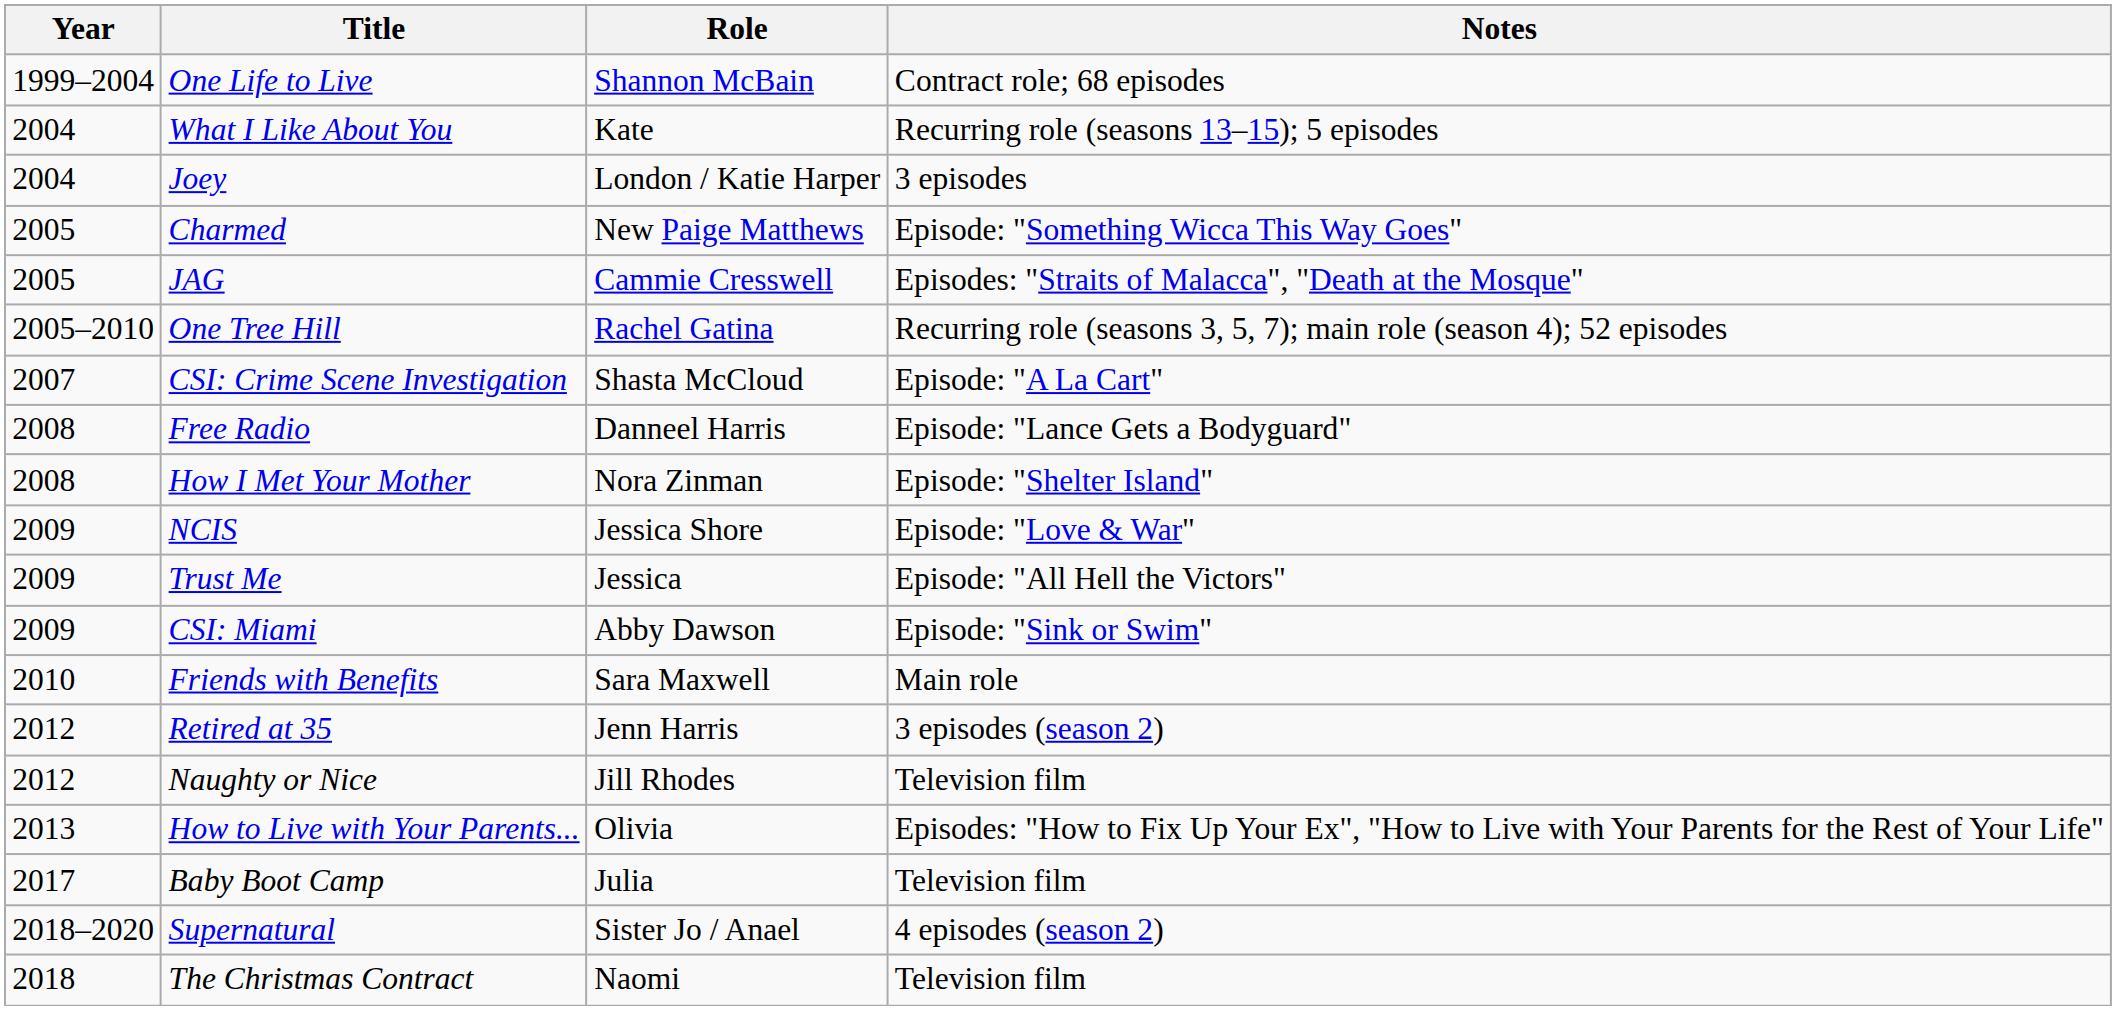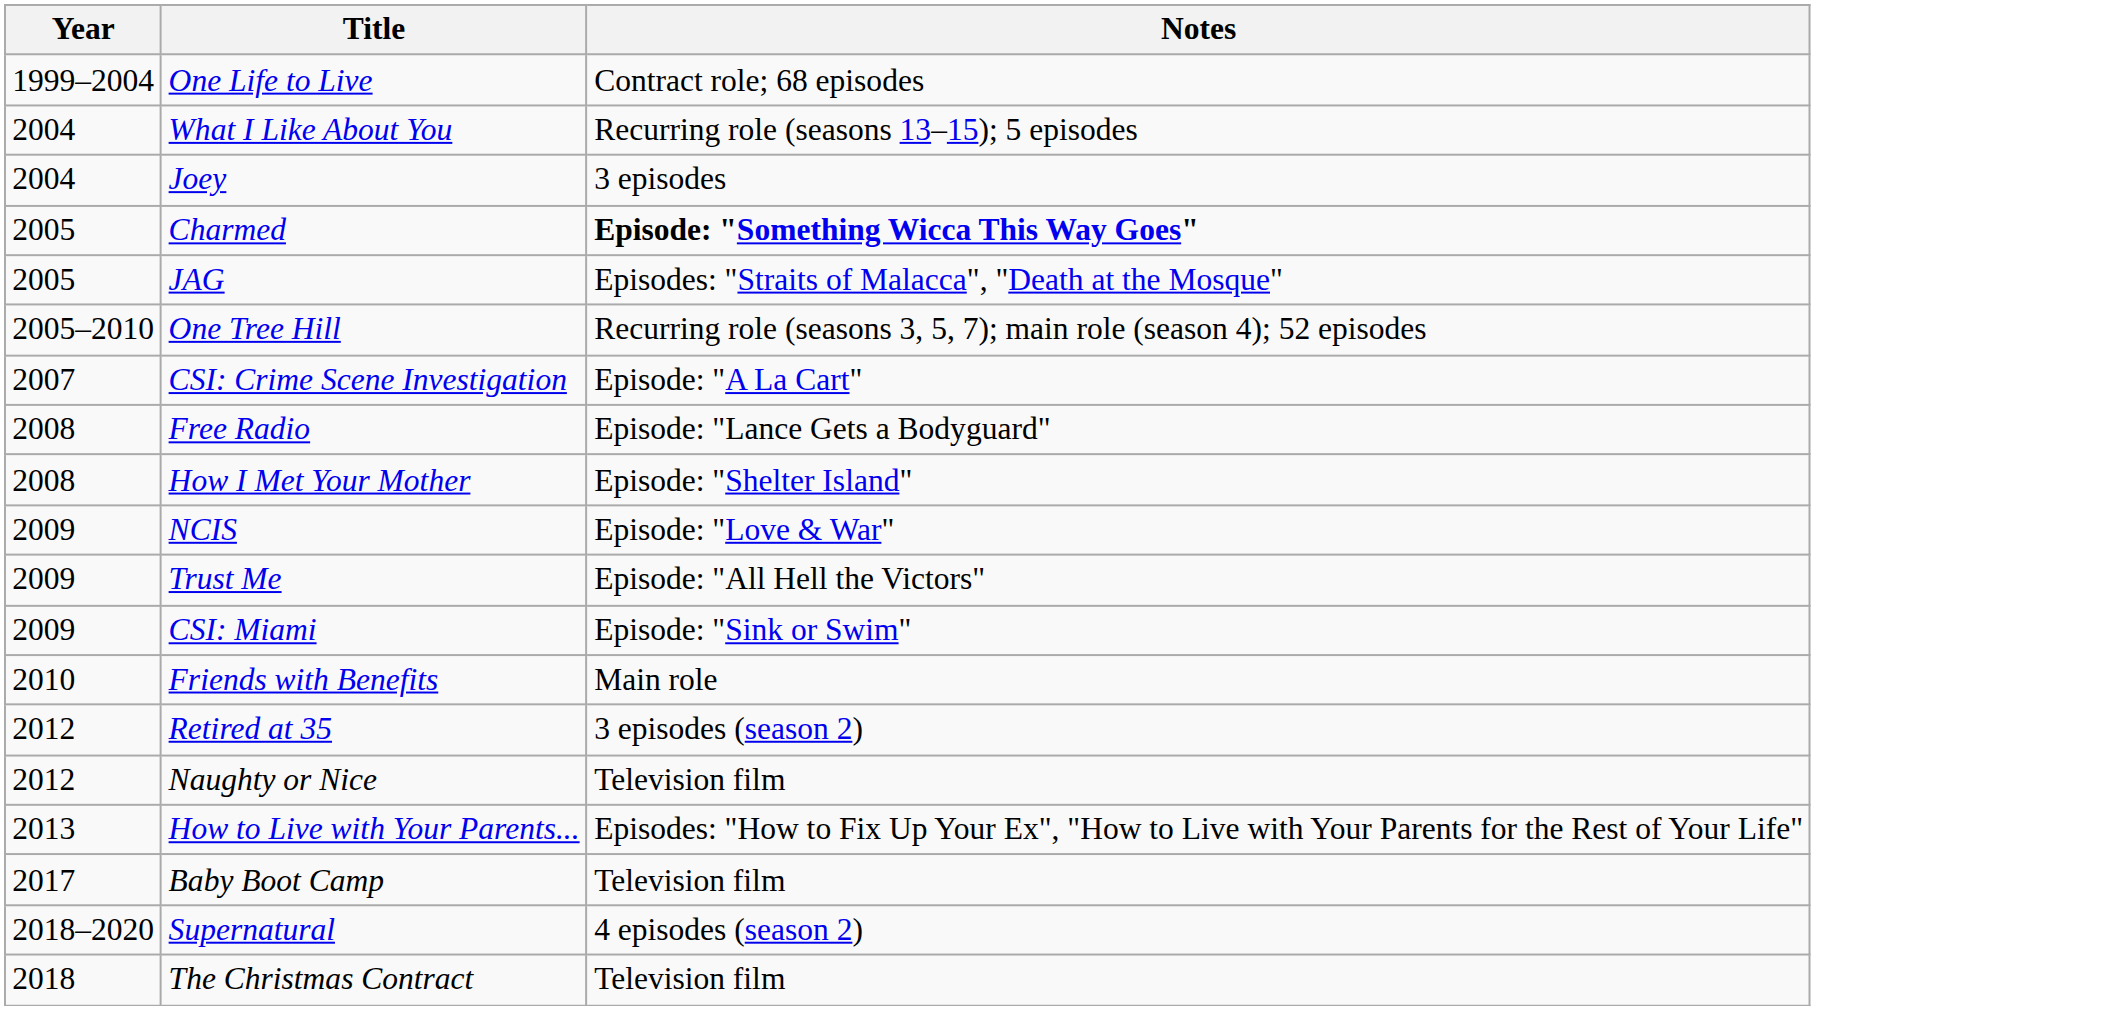- column: (737, 29)
(1179, 229) normal -> (896, 229) bold
